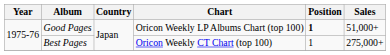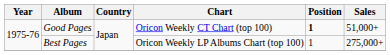(220, 27) Oricon Weekly LP Albums Chart (top 100) -> (204, 27) Oricon Weekly CT Chart (top 100)
(204, 43) Oricon Weekly CT Chart (top 100) -> (220, 43) Oricon Weekly LP Albums Chart (top 100)
